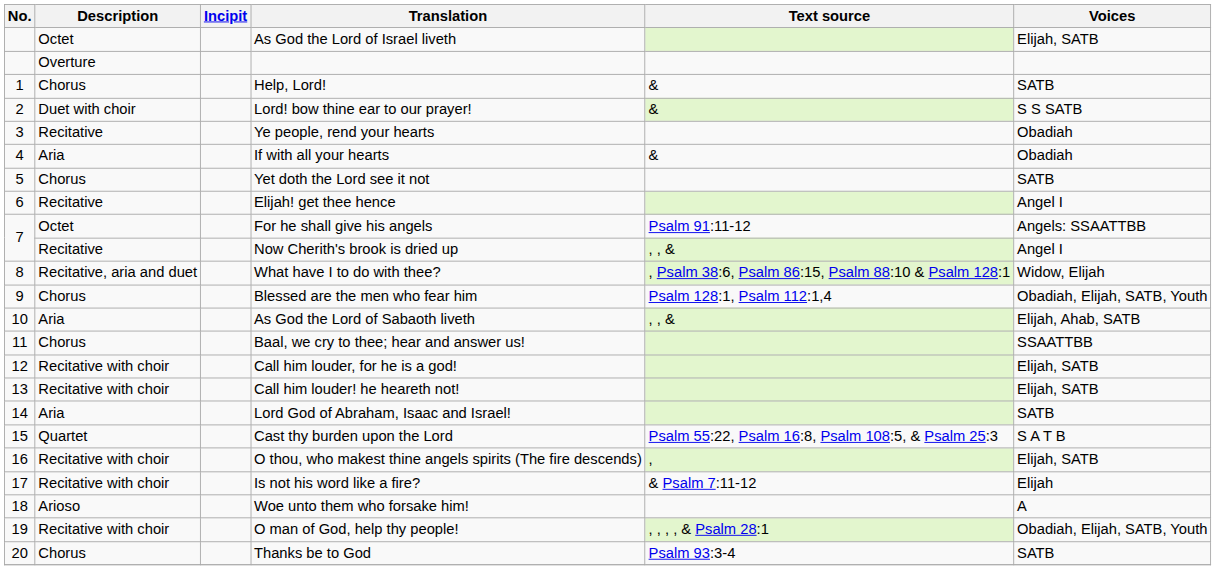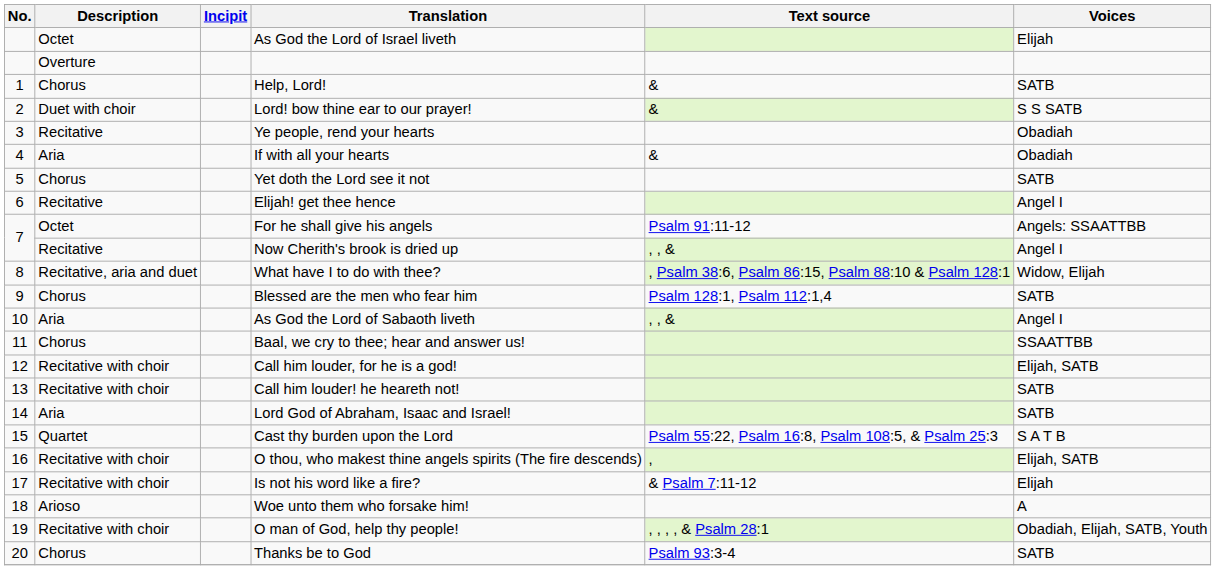(1058, 39) Elijah, SATB -> (1035, 39) Elijah
(1112, 296) Obadiah, Elijah, SATB, Youth -> (1036, 296) SATB
(1079, 319) Elijah, Ahab, SATB -> (1040, 319) Angel I
(1058, 389) Elijah, SATB -> (1036, 389) SATB
